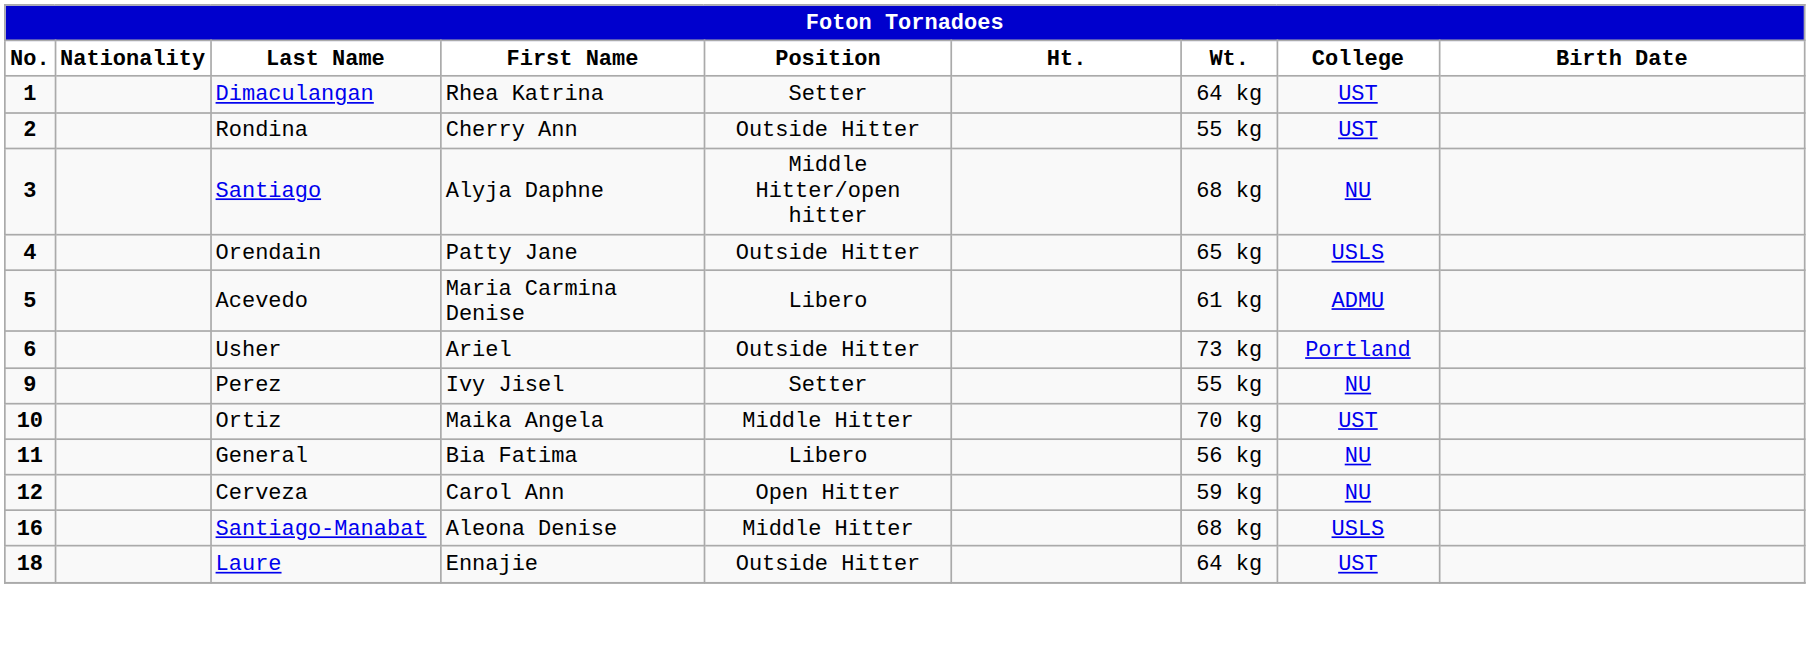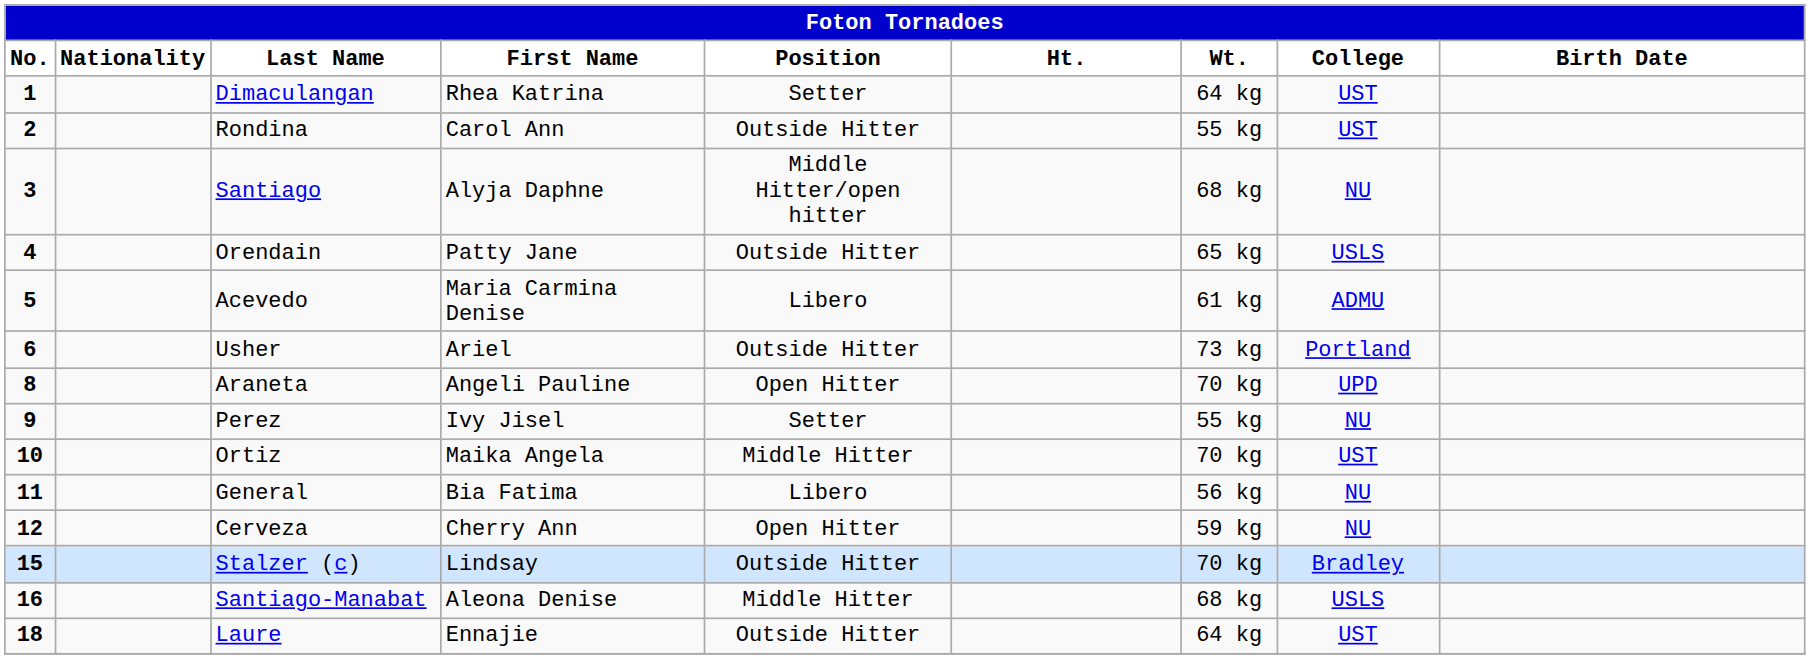(512, 130) Cherry Ann -> (505, 130) Carol Ann
+ row: (262, 385)
(505, 493) Carol Ann -> (512, 528) Cherry Ann
+ row: (288, 564)
